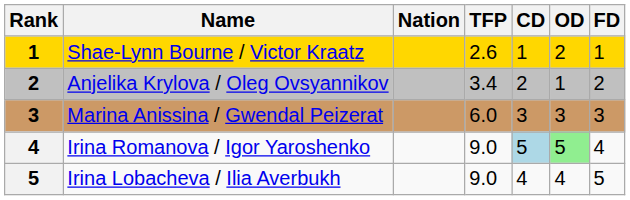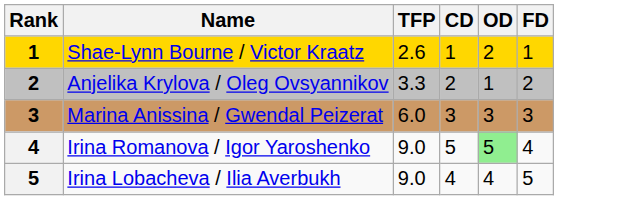- column: (429, 20)
(483, 83) 3.4 -> (412, 83) 3.3
(522, 147) lightblue background -> (450, 147) no background
